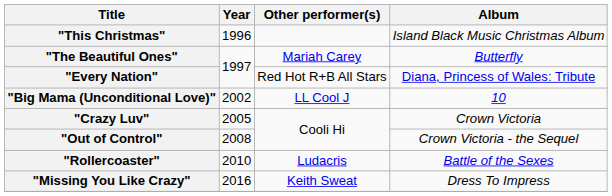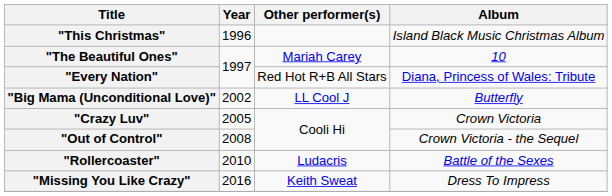(499, 56) Butterfly -> (499, 56) 10
(499, 98) 10 -> (499, 98) Butterfly
